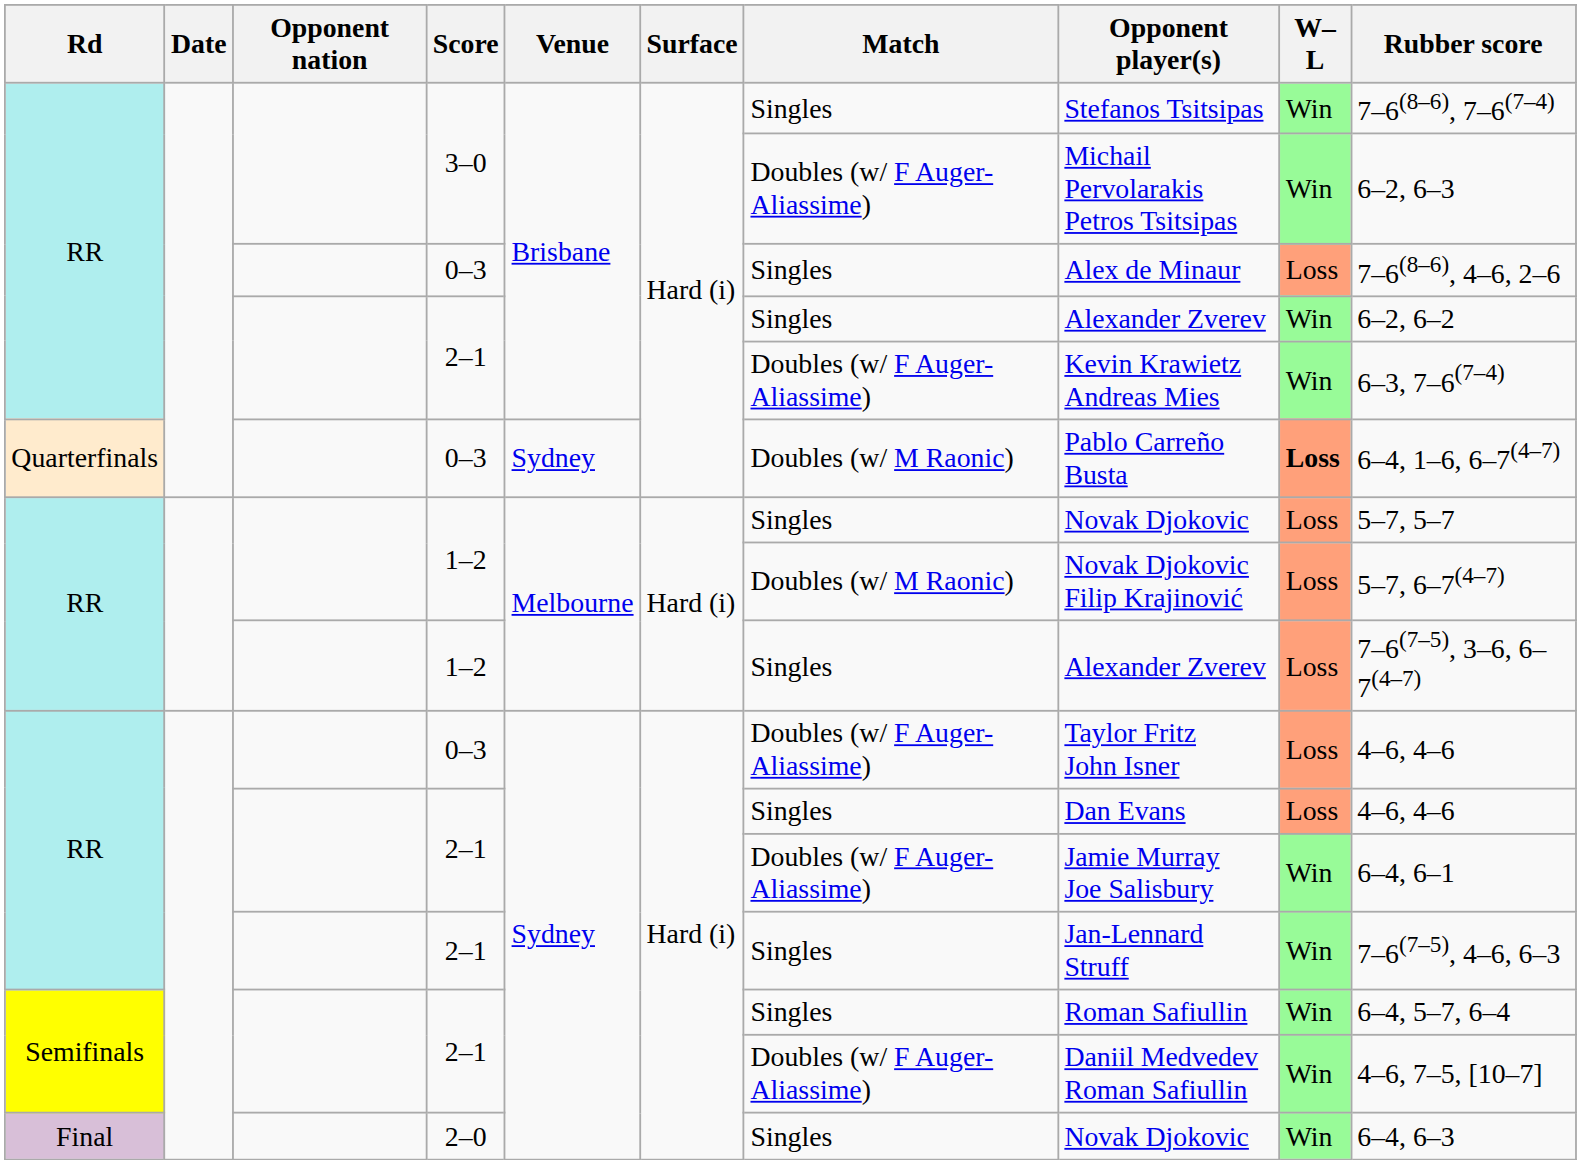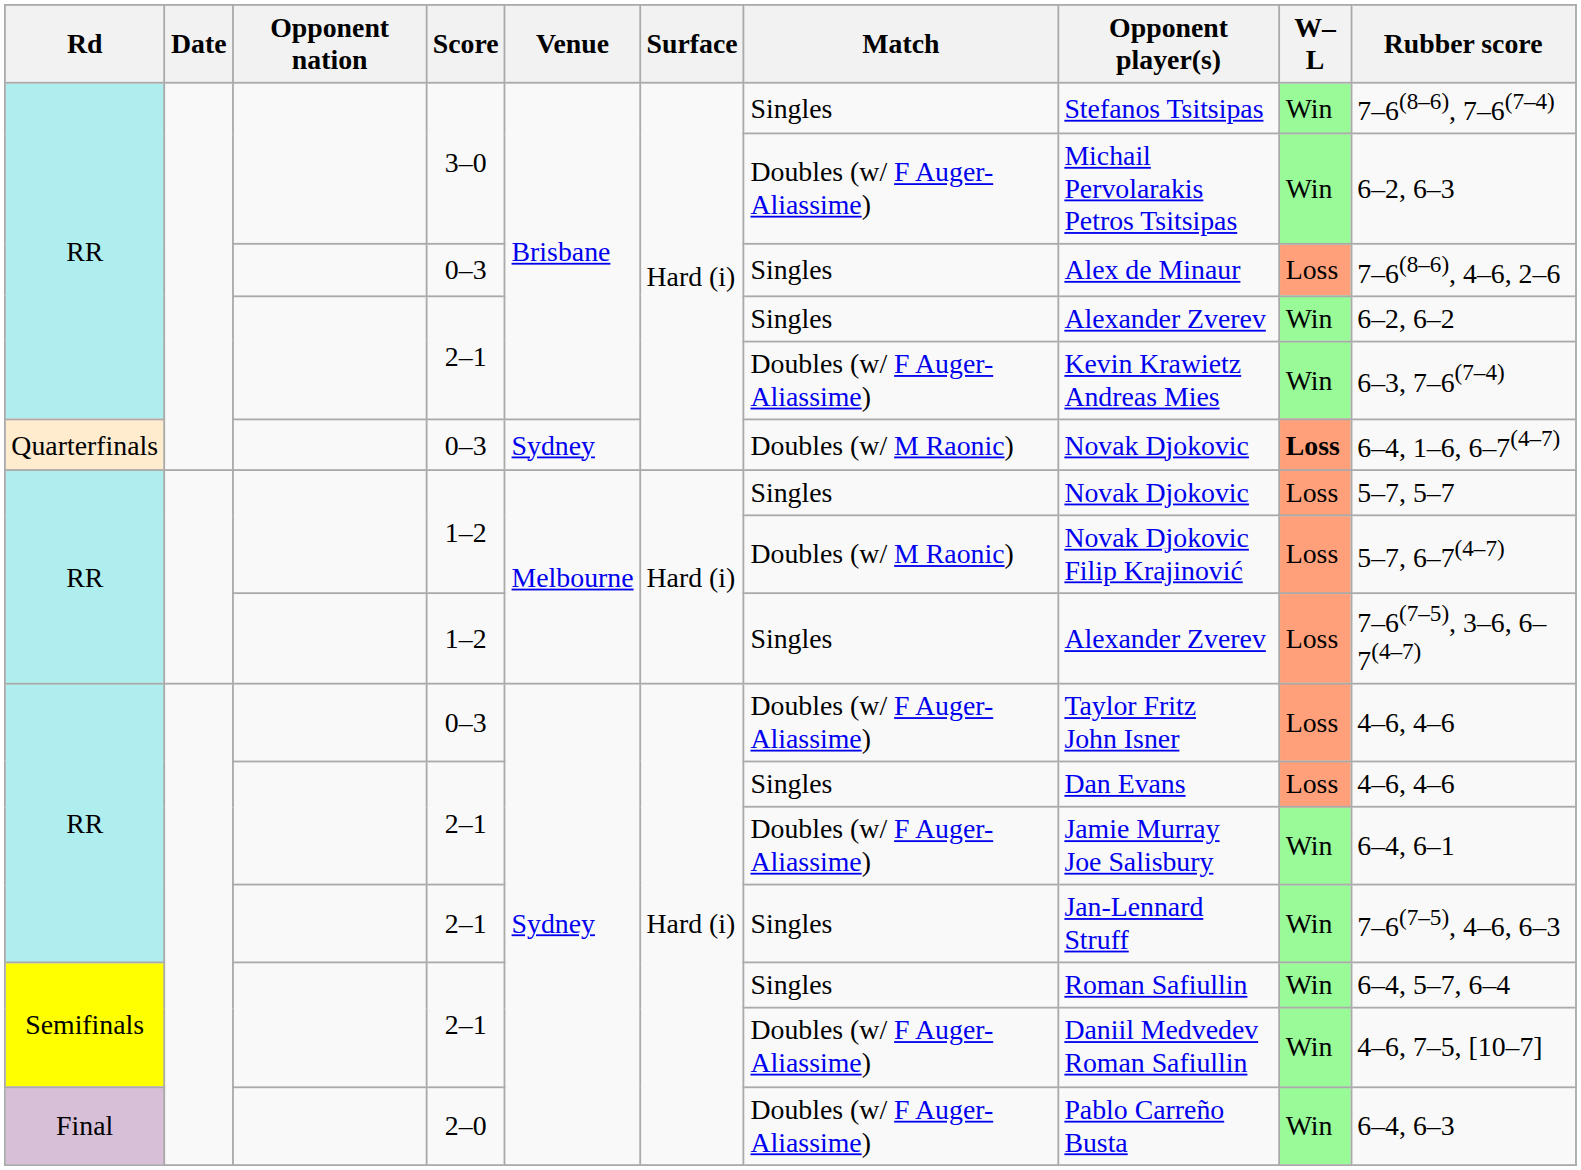(1144, 458) Pablo Carreño Busta -> (1157, 444) Novak Djokovic
(791, 1136) Singles -> (872, 1125) Doubles (w/ F Auger-Aliassime)
(1157, 1136) Novak Djokovic -> (1144, 1125) Pablo Carreño Busta
